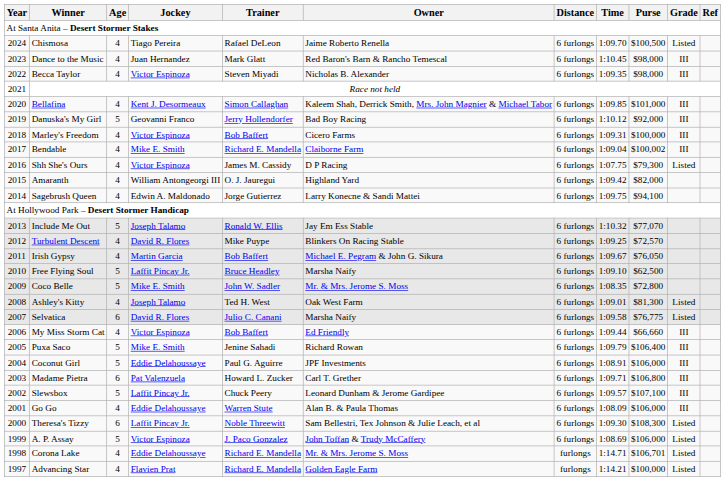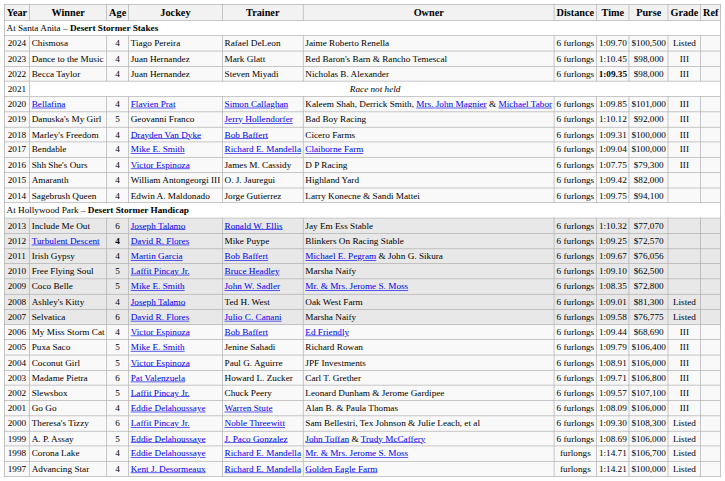(160, 73) Victor Espinoza -> (160, 73) Juan Hernandez
(613, 73) normal -> (613, 73) bold
(168, 104) Kent J. Desormeaux -> (153, 104) Flavien Prat
(160, 134) Victor Espinoza -> (166, 134) Drayden Van Dyke
(648, 149) $100,002 -> (649, 149) $100,000
(684, 165) Listed -> (684, 165) III
(118, 225) 5 -> (118, 225) 6
(118, 241) normal -> (118, 241) bold
(648, 256) $76,050 -> (649, 256) $76,056
(648, 332) $66,660 -> (649, 332) $68,690
(168, 362) Eddie Delahoussaye -> (160, 362) Victor Espinoza
(160, 438) Victor Espinoza -> (168, 438) Eddie Delahoussaye
(648, 453) $106,701 -> (649, 453) $106,700
(153, 469) Flavien Prat -> (168, 469) Kent J. Desormeaux
